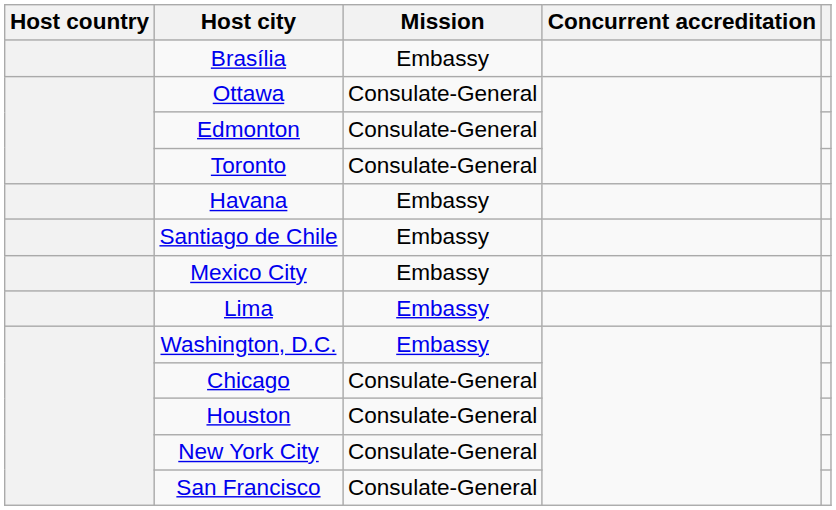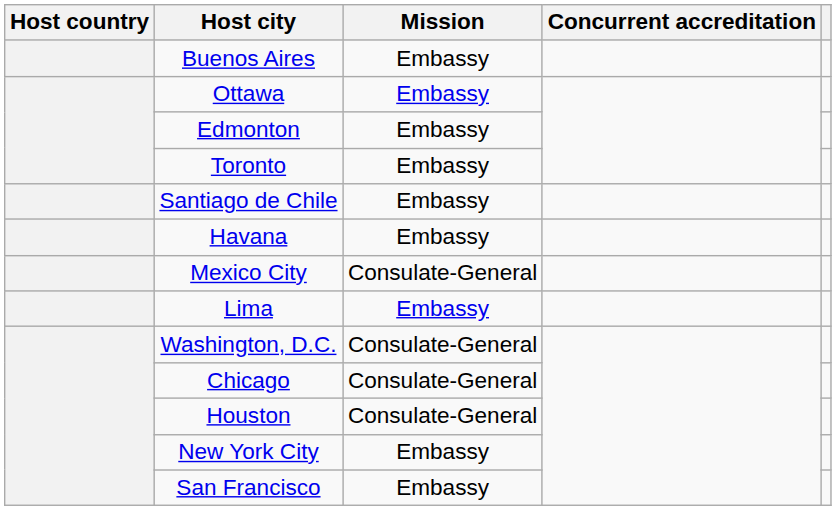+ row: (248, 58)
- row: (248, 58)
(443, 93) Consulate-General -> (443, 93) Embassy
(443, 129) Consulate-General -> (443, 129) Embassy
(443, 165) Consulate-General -> (443, 165) Embassy
rows swapped: (248, 237) <-> (248, 201)
(443, 272) Embassy -> (443, 272) Consulate-General
(443, 344) Embassy -> (443, 344) Consulate-General
(443, 451) Consulate-General -> (443, 451) Embassy
(443, 487) Consulate-General -> (443, 487) Embassy
